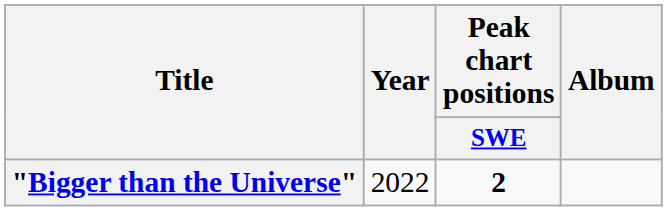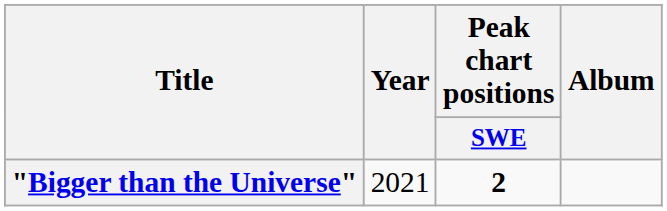(400, 182) 2022 -> (400, 182) 2021
